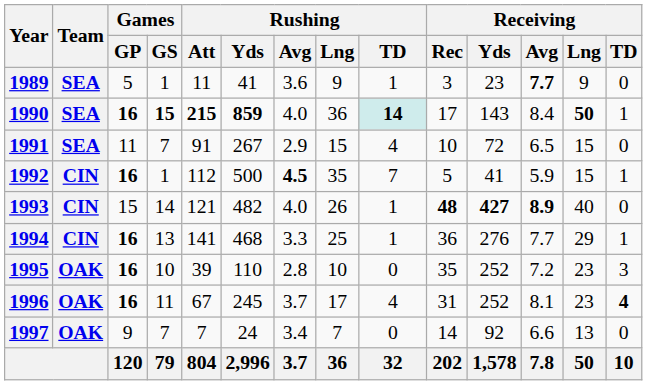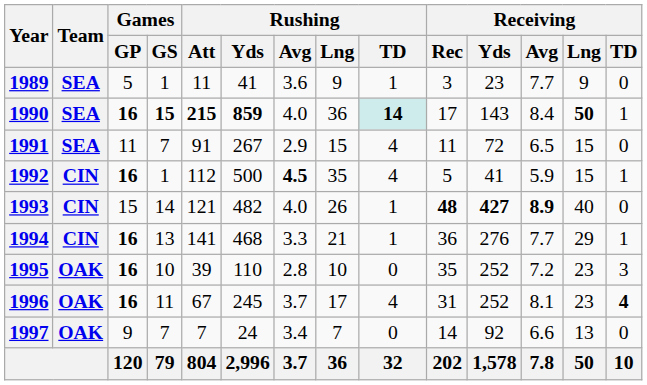(542, 82) bold -> (542, 82) normal
(447, 144) 10 -> (447, 144) 11
(393, 176) 7 -> (393, 176) 4
(337, 238) 25 -> (337, 238) 21
